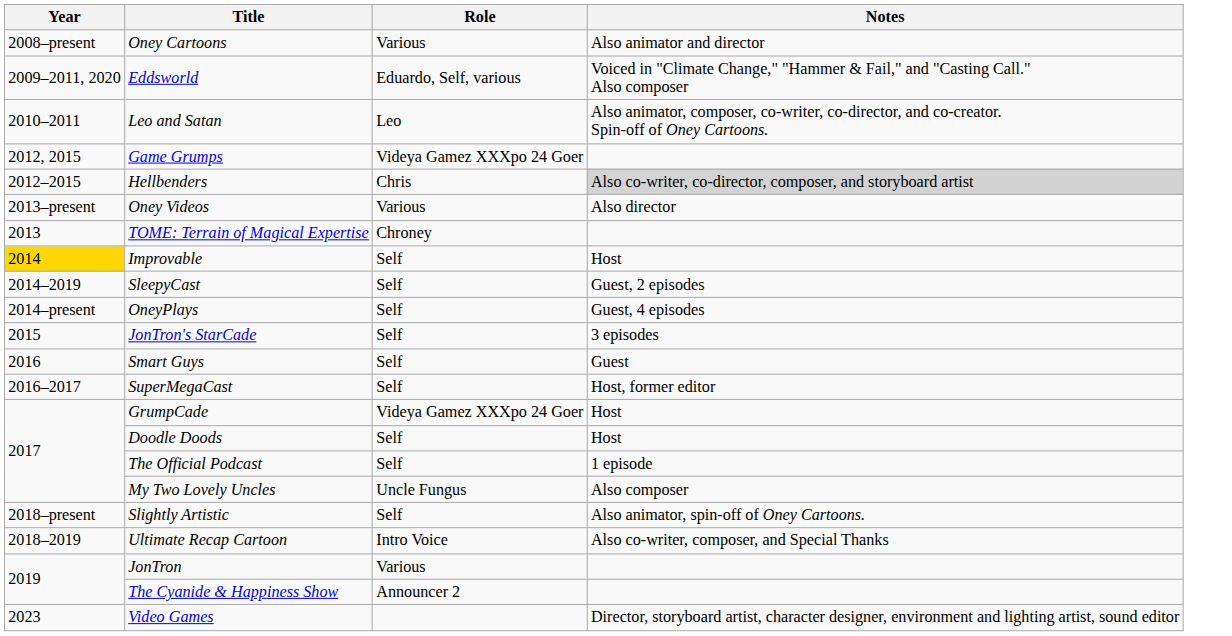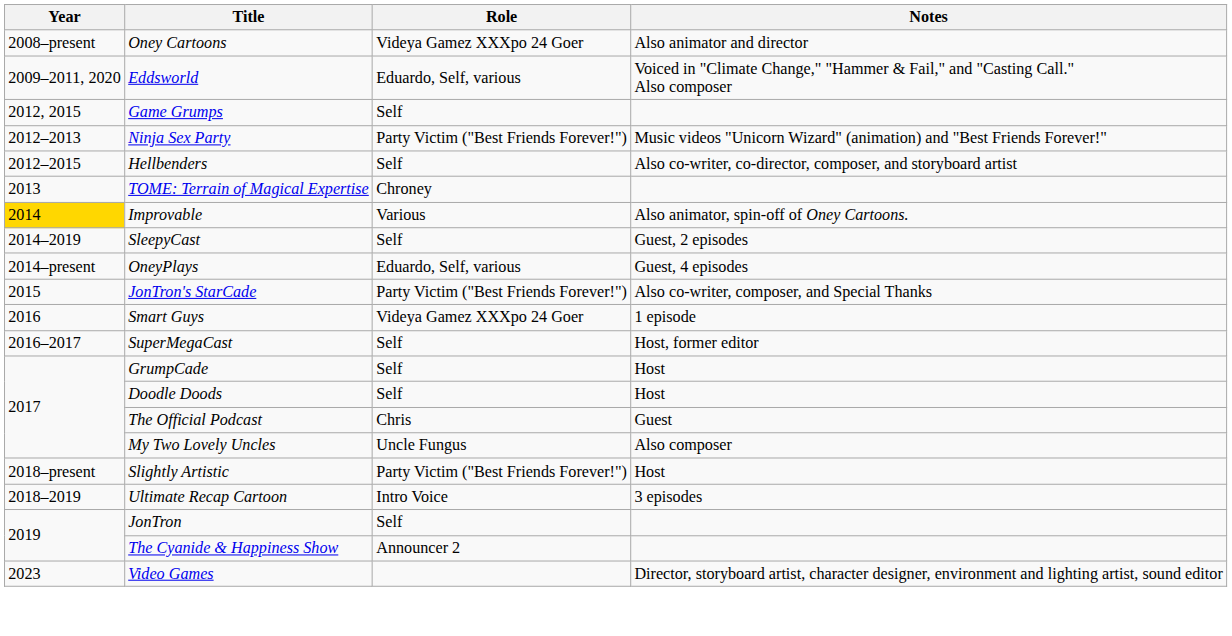(401, 42) Various -> (480, 42) Videya Gamez XXXpo 24 Goer
- row: (175, 121)
(480, 156) Videya Gamez XXXpo 24 Goer -> (389, 112) Self
+ row: (179, 138)
(394, 181) Chris -> (389, 163) Self
(782, 181) lightgrey background -> (826, 163) no background
- row: (169, 207)
(389, 258) Self -> (401, 214) Various
(606, 258) Host -> (771, 214) Also animator, spin-off of Oney Cartoons.
(389, 309) Self -> (449, 266) Eduardo, Self, various
(389, 335) Self -> (502, 291) Party Victim ("Best Friends Forever!")
(625, 335) 3 episodes -> (783, 291) Also co-writer, composer, and Special Thanks
(389, 361) Self -> (480, 317) Videya Gamez XXXpo 24 Goer
(610, 361) Guest -> (665, 317) 1 episode
(480, 412) Videya Gamez XXXpo 24 Goer -> (389, 368) Self
(389, 463) Self -> (394, 419) Chris
(622, 463) 1 episode -> (653, 419) Guest
(389, 514) Self -> (502, 471) Party Victim ("Best Friends Forever!")
(728, 514) Also animator, spin-off of Oney Cartoons. -> (650, 471) Host
(740, 540) Also co-writer, composer, and Special Thanks -> (668, 496) 3 episodes
(401, 566) Various -> (389, 522) Self
